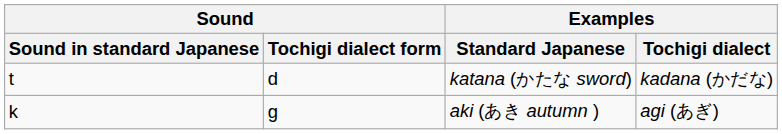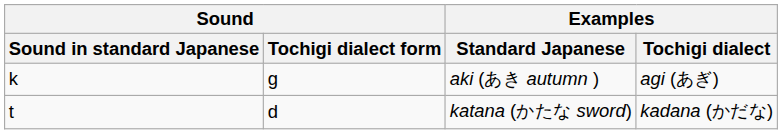rows swapped: (524, 111) <-> (541, 78)
